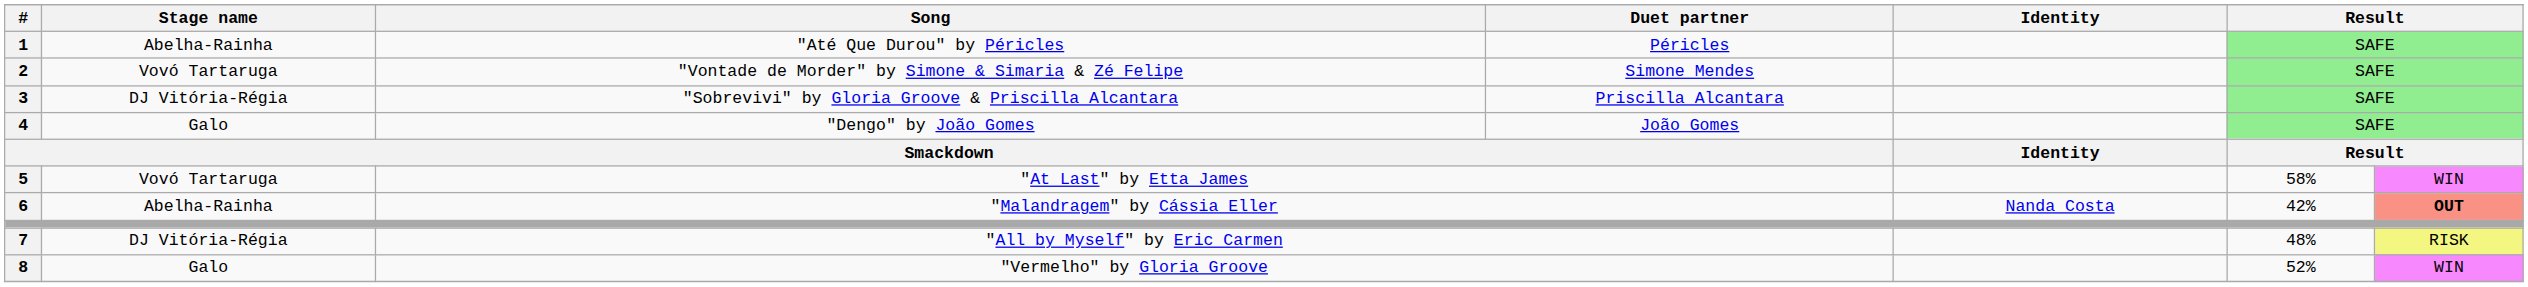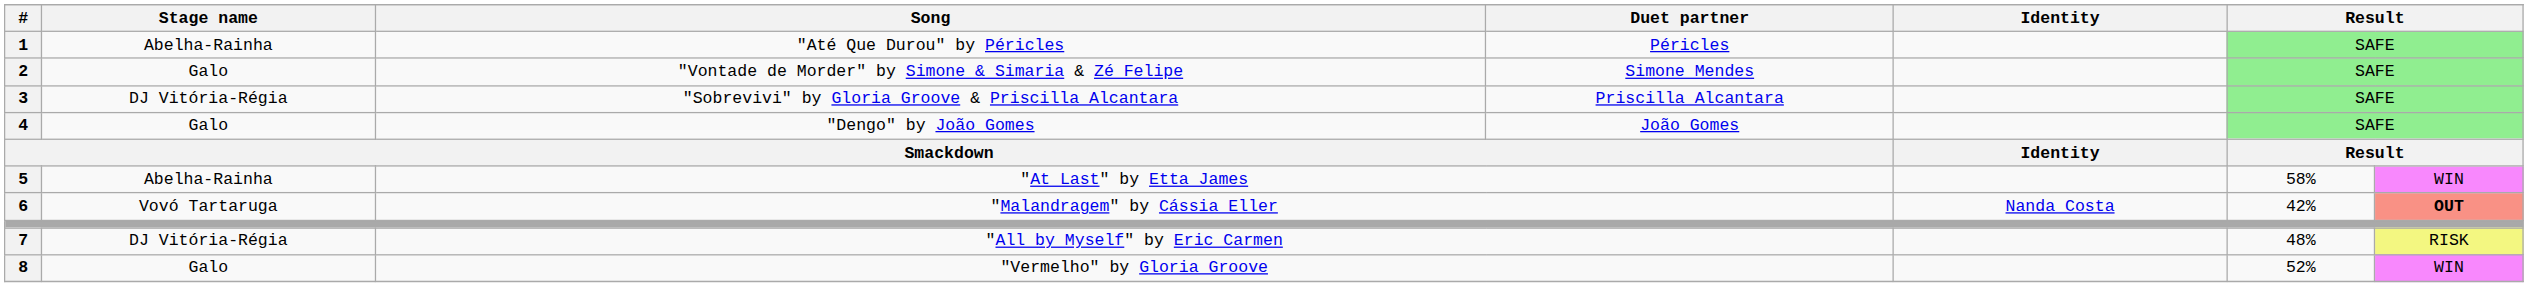(208, 72) Vovó Tartaruga -> (208, 72) Galo
(208, 180) Vovó Tartaruga -> (208, 180) Abelha-Rainha
(208, 206) Abelha-Rainha -> (208, 206) Vovó Tartaruga
